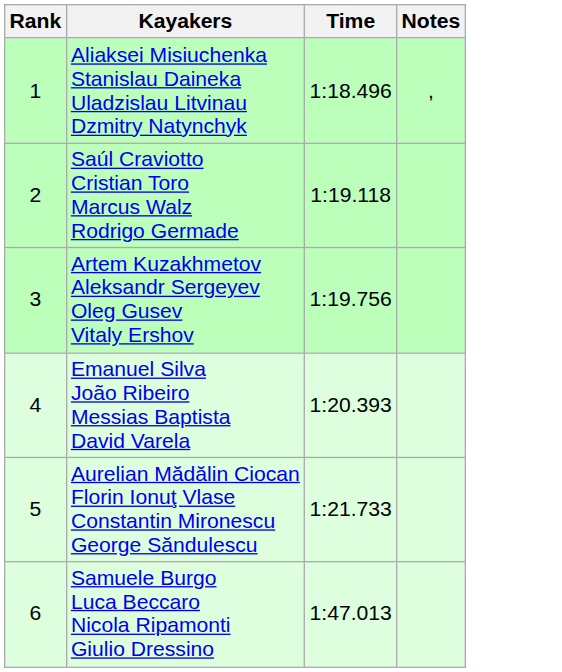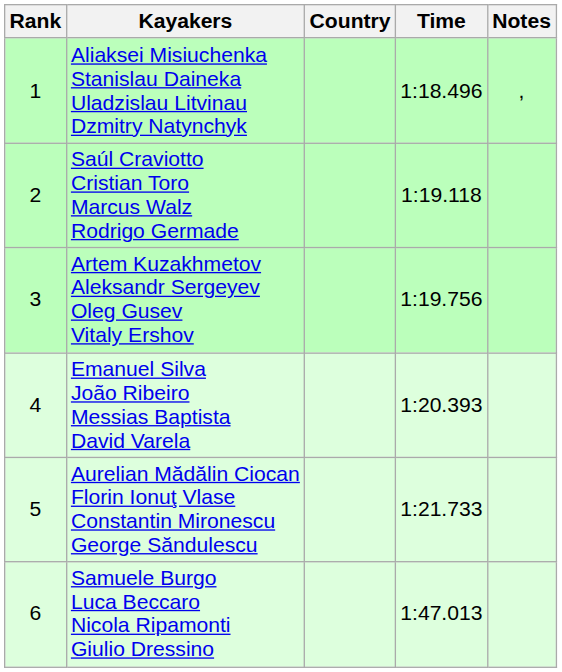+ column: (350, 21)
